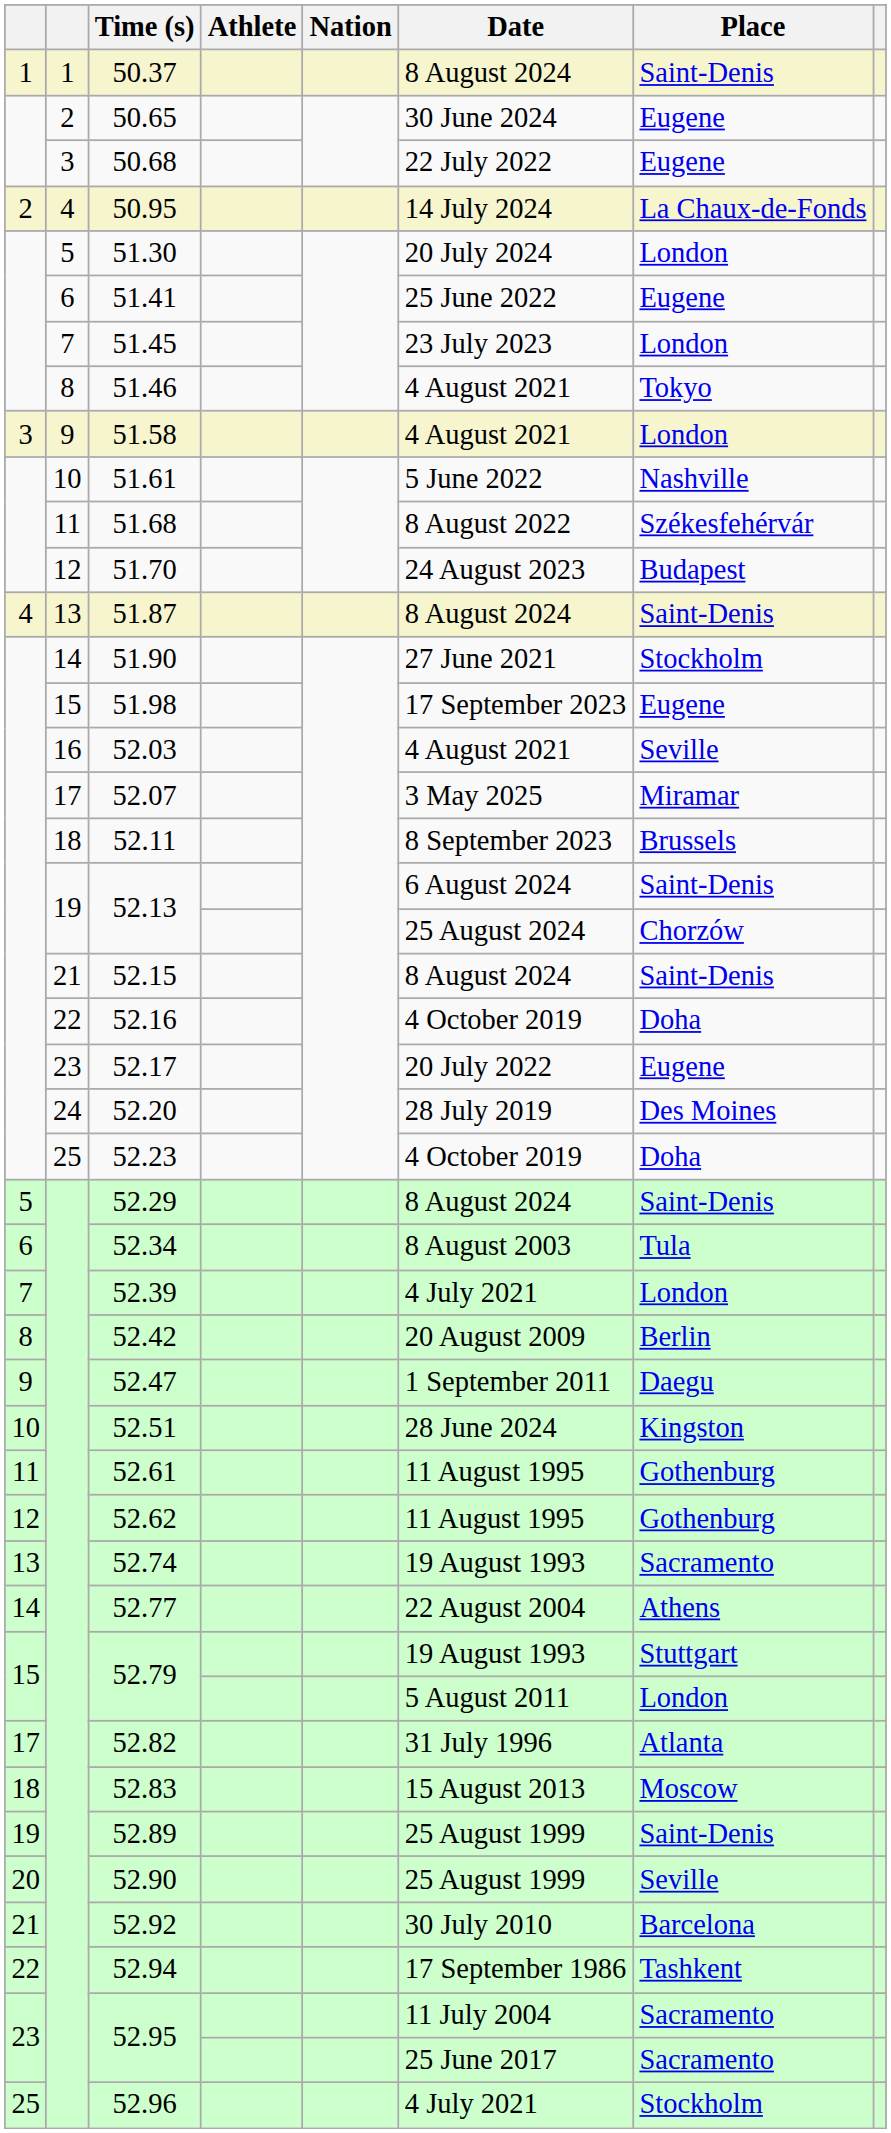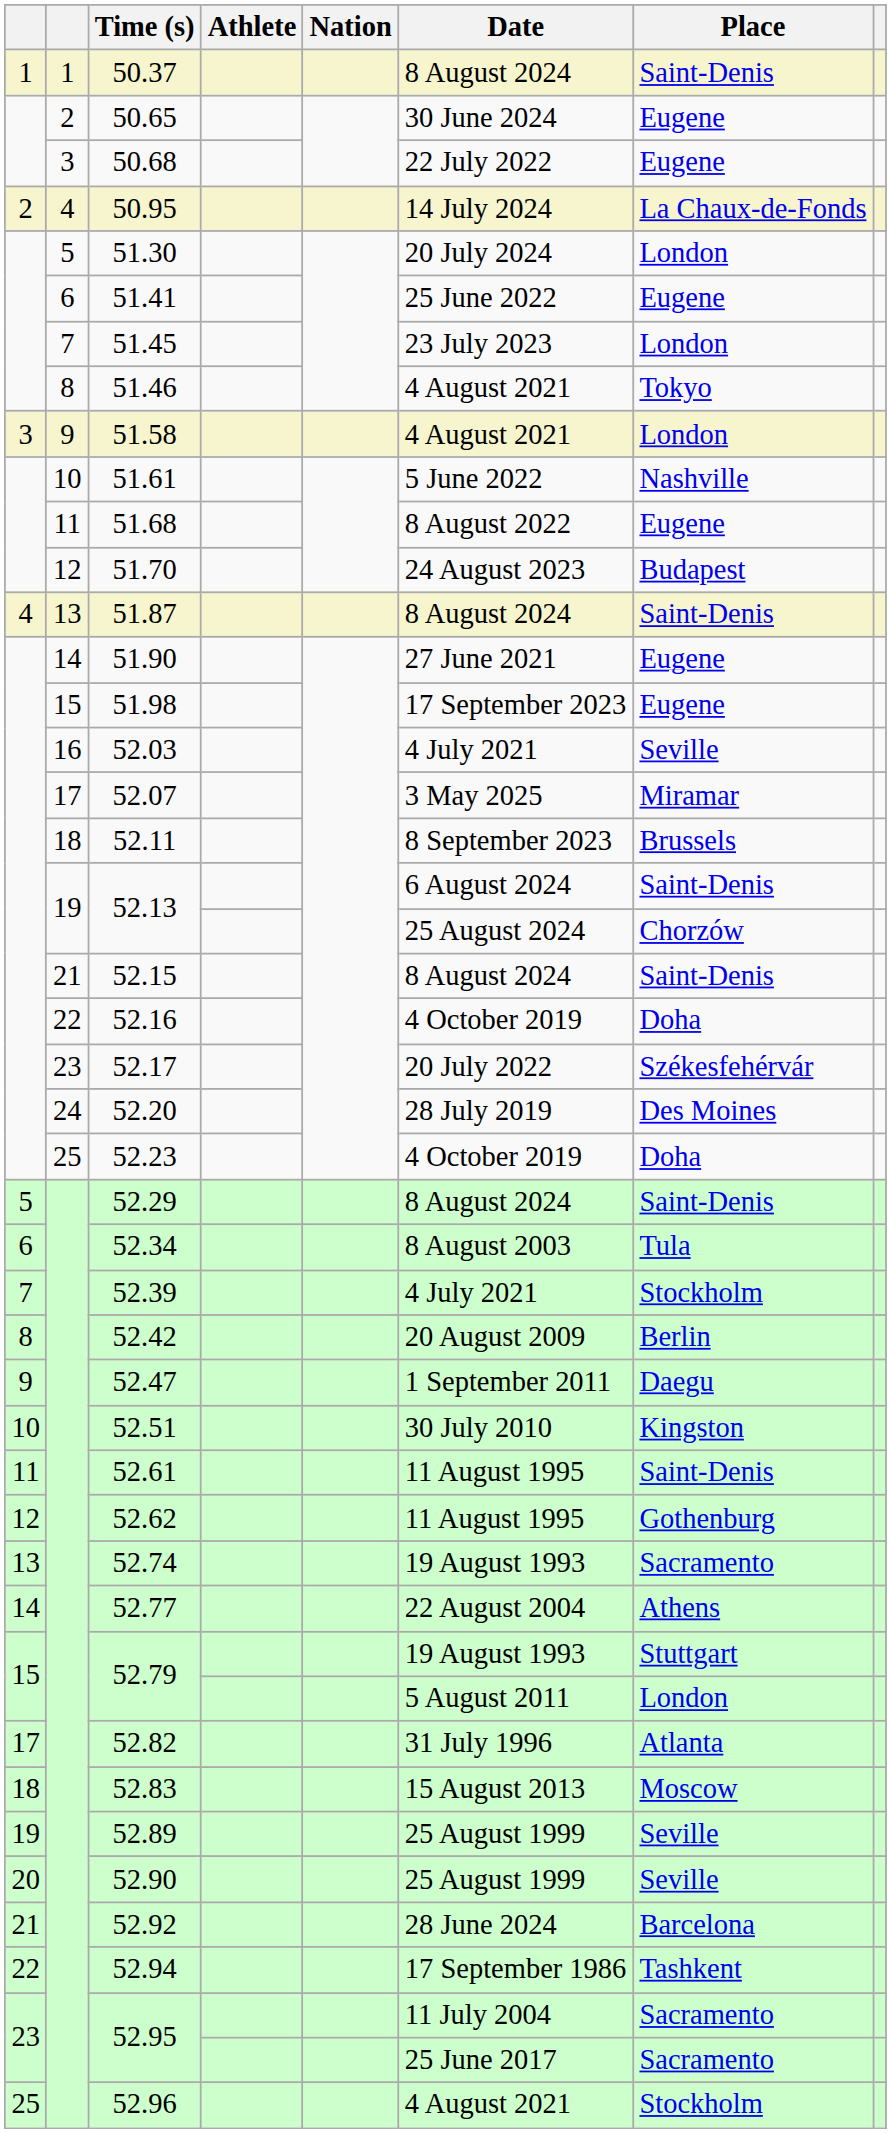(726, 523) Székesfehérvár -> (682, 523) Eugene
(701, 659) Stockholm -> (682, 659) Eugene
(488, 749) 4 August 2021 -> (471, 749) 4 July 2021
(682, 1065) Eugene -> (726, 1065) Székesfehérvár
(684, 1291) London -> (701, 1291) Stockholm
(481, 1427) 28 June 2024 -> (478, 1427) 30 July 2010
(707, 1472) Gothenburg -> (707, 1472) Saint-Denis
(707, 1833) Saint-Denis -> (679, 1833) Seville
(478, 1924) 30 July 2010 -> (481, 1924) 28 June 2024
(471, 2104) 4 July 2021 -> (488, 2104) 4 August 2021
